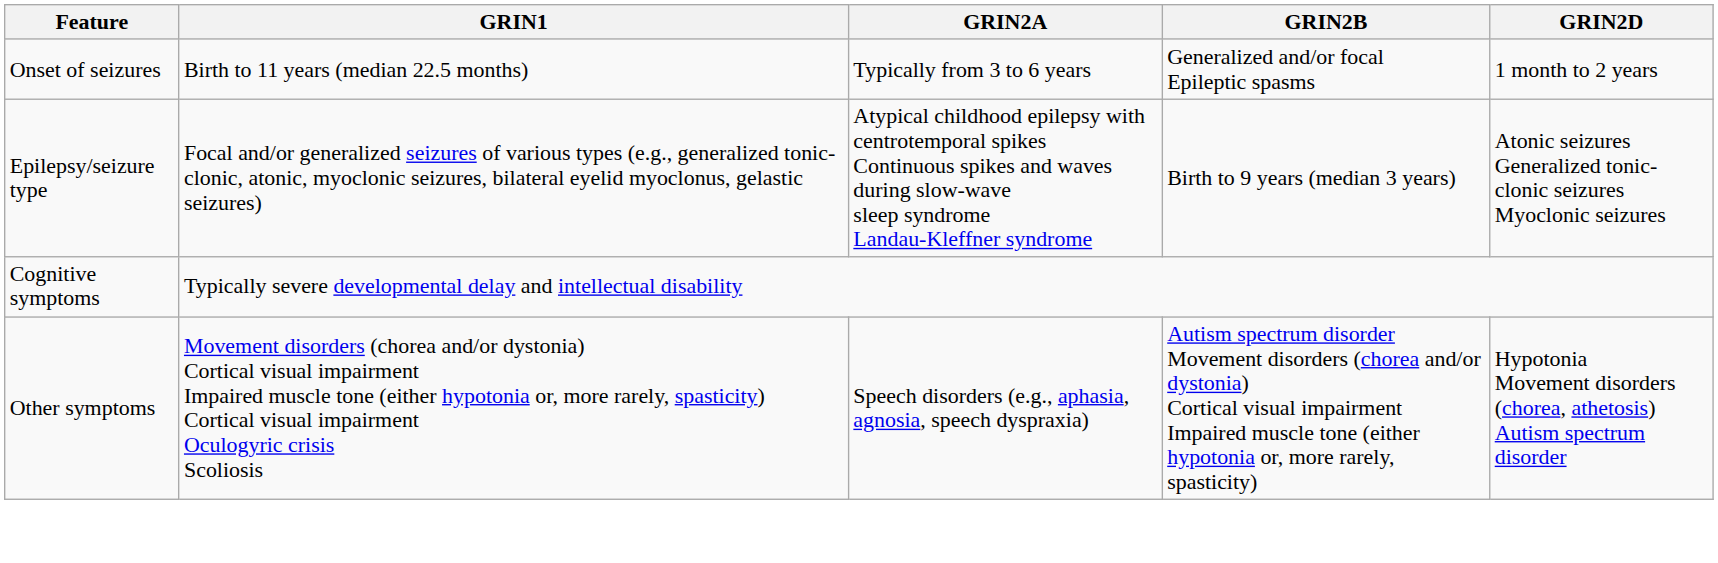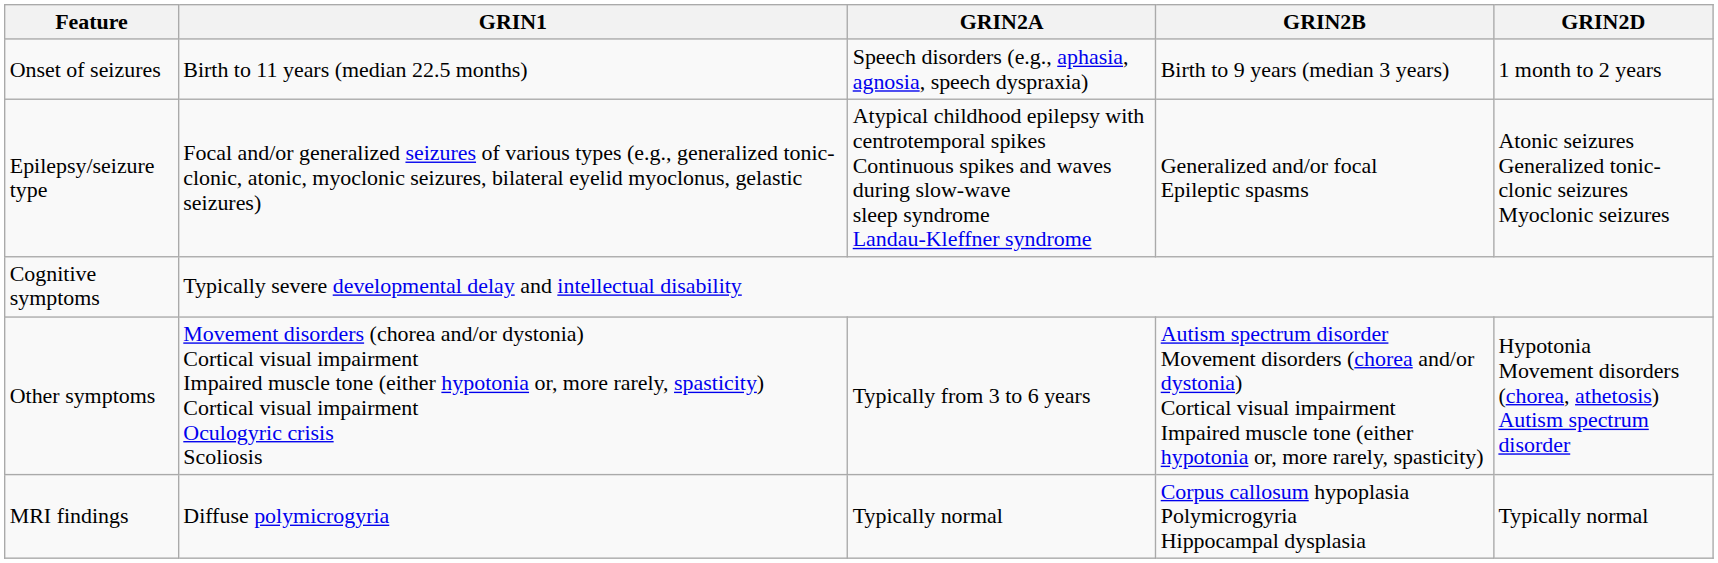(972, 68) Typically from 3 to 6 years -> (991, 68) Speech disorders (e.g., aphasia, agnosia, speech dyspraxia)
(1276, 68) Generalized and/or focal Epileptic spasms -> (1305, 68) Birth to 9 years (median 3 years)
(1311, 177) Birth to 9 years (median 3 years) -> (1269, 177) Generalized and/or focal Epileptic spasms
(991, 407) Speech disorders (e.g., aphasia, agnosia, speech dyspraxia) -> (972, 395) Typically from 3 to 6 years
+ row: (69, 516)
